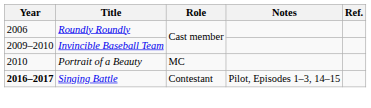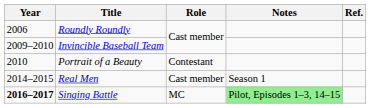(177, 62) MC -> (191, 62) Contestant
+ row: (78, 78)
(191, 78) Contestant -> (177, 95) MC
(284, 78) no background -> (284, 95) lightgreen background
